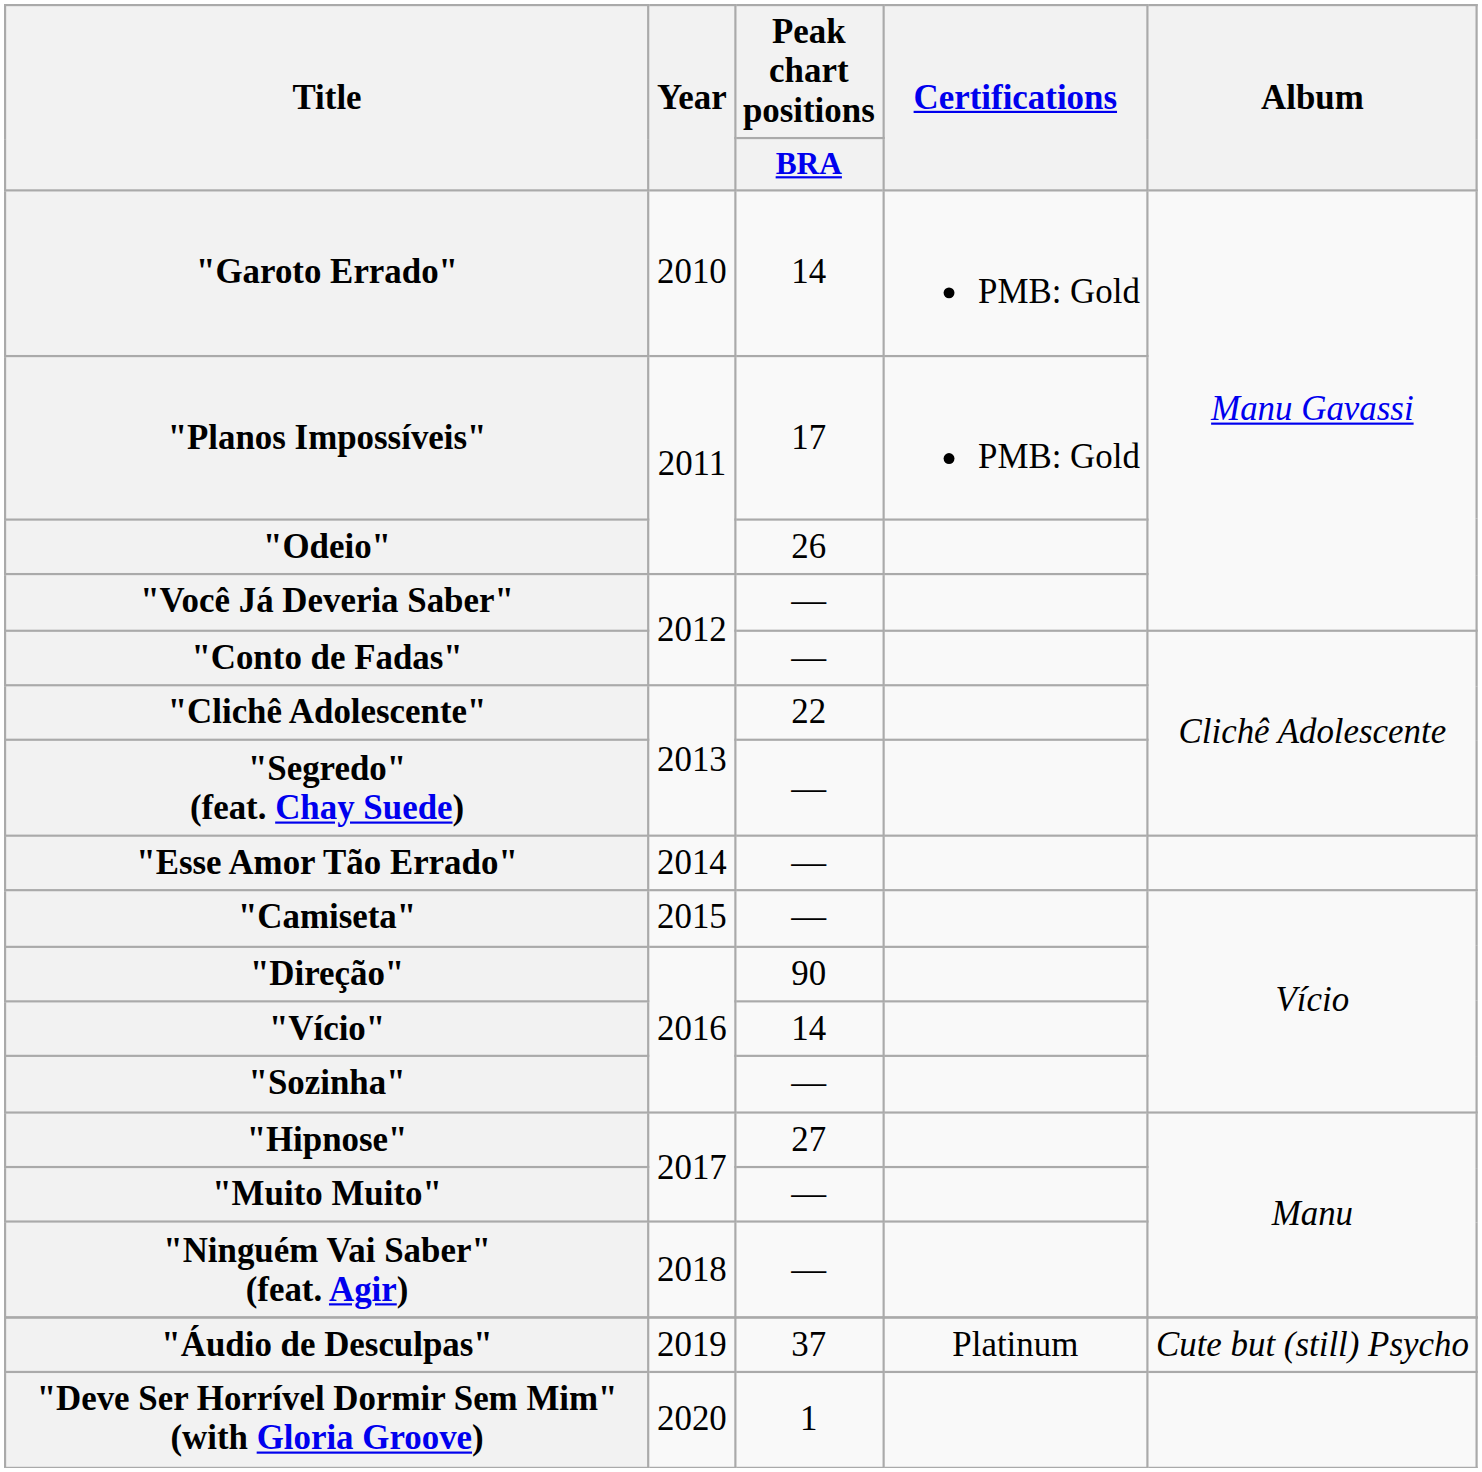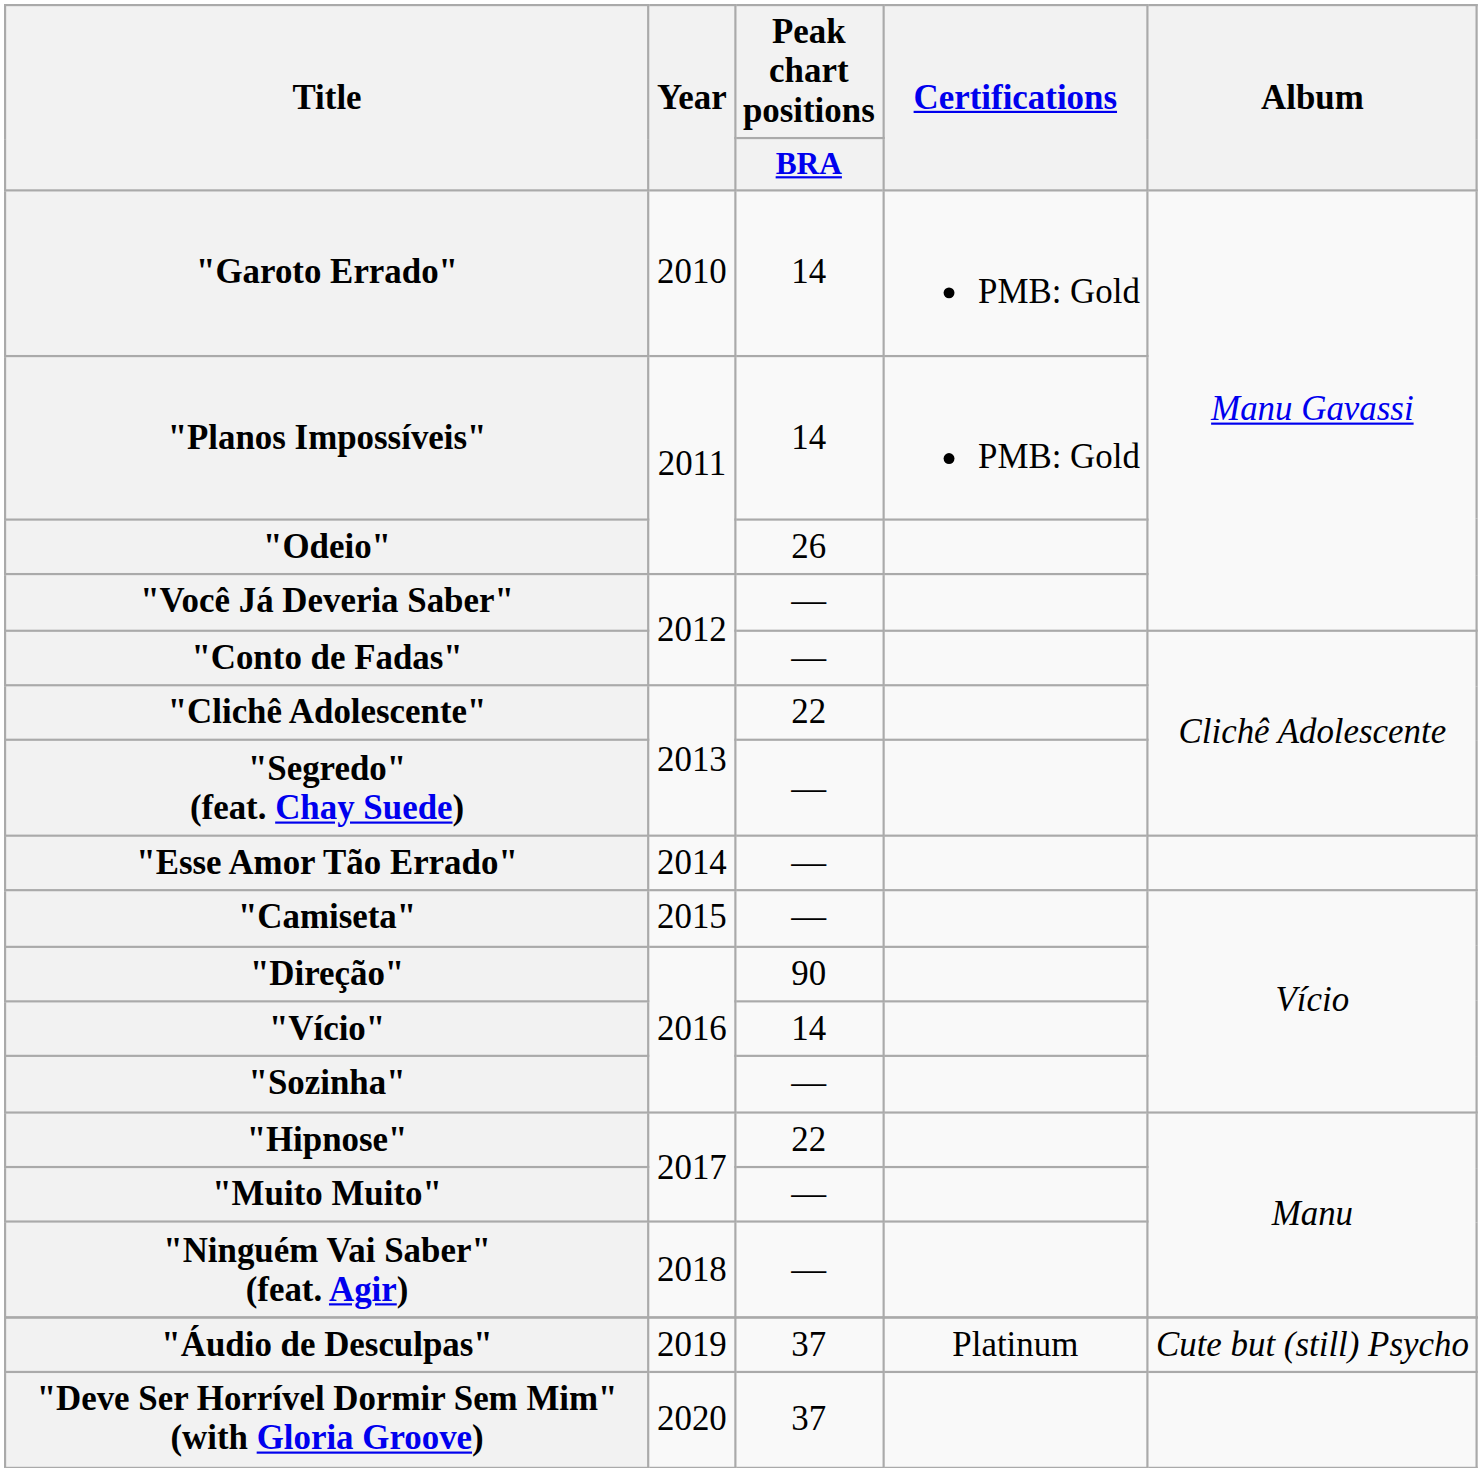(809, 436) 17 -> (809, 436) 14
(809, 1138) 27 -> (809, 1138) 22
(809, 1418) 1 -> (809, 1418) 37
